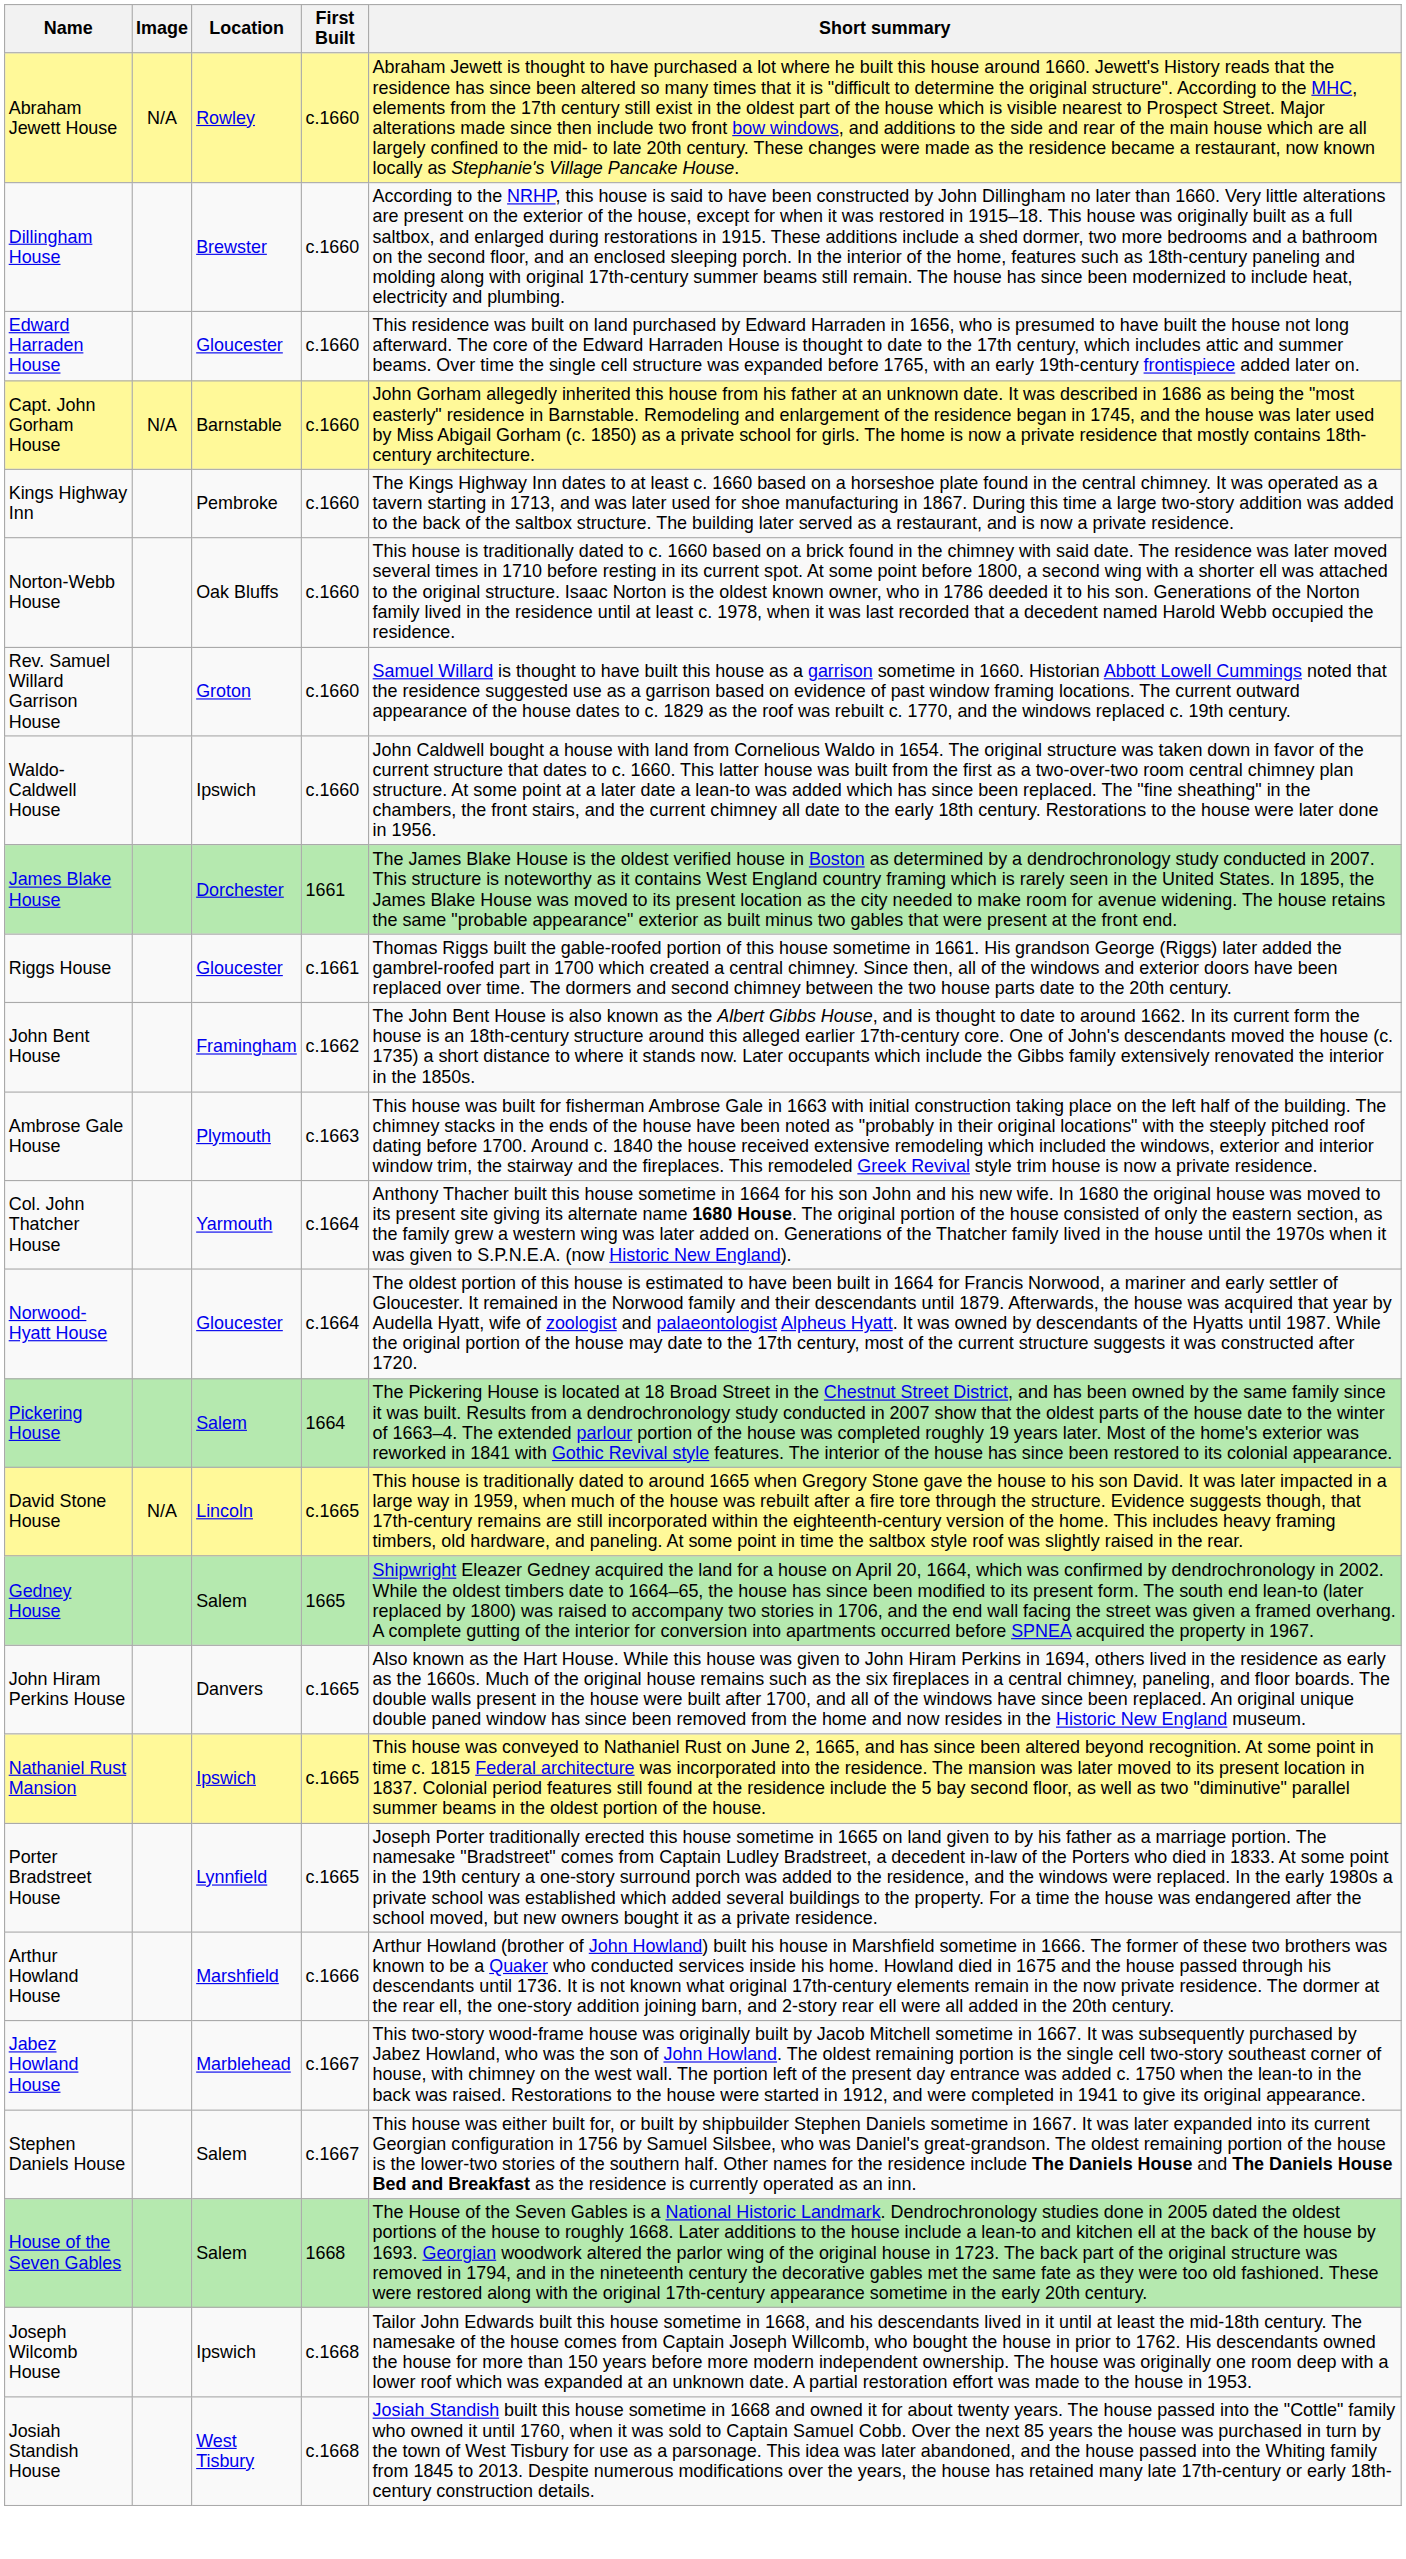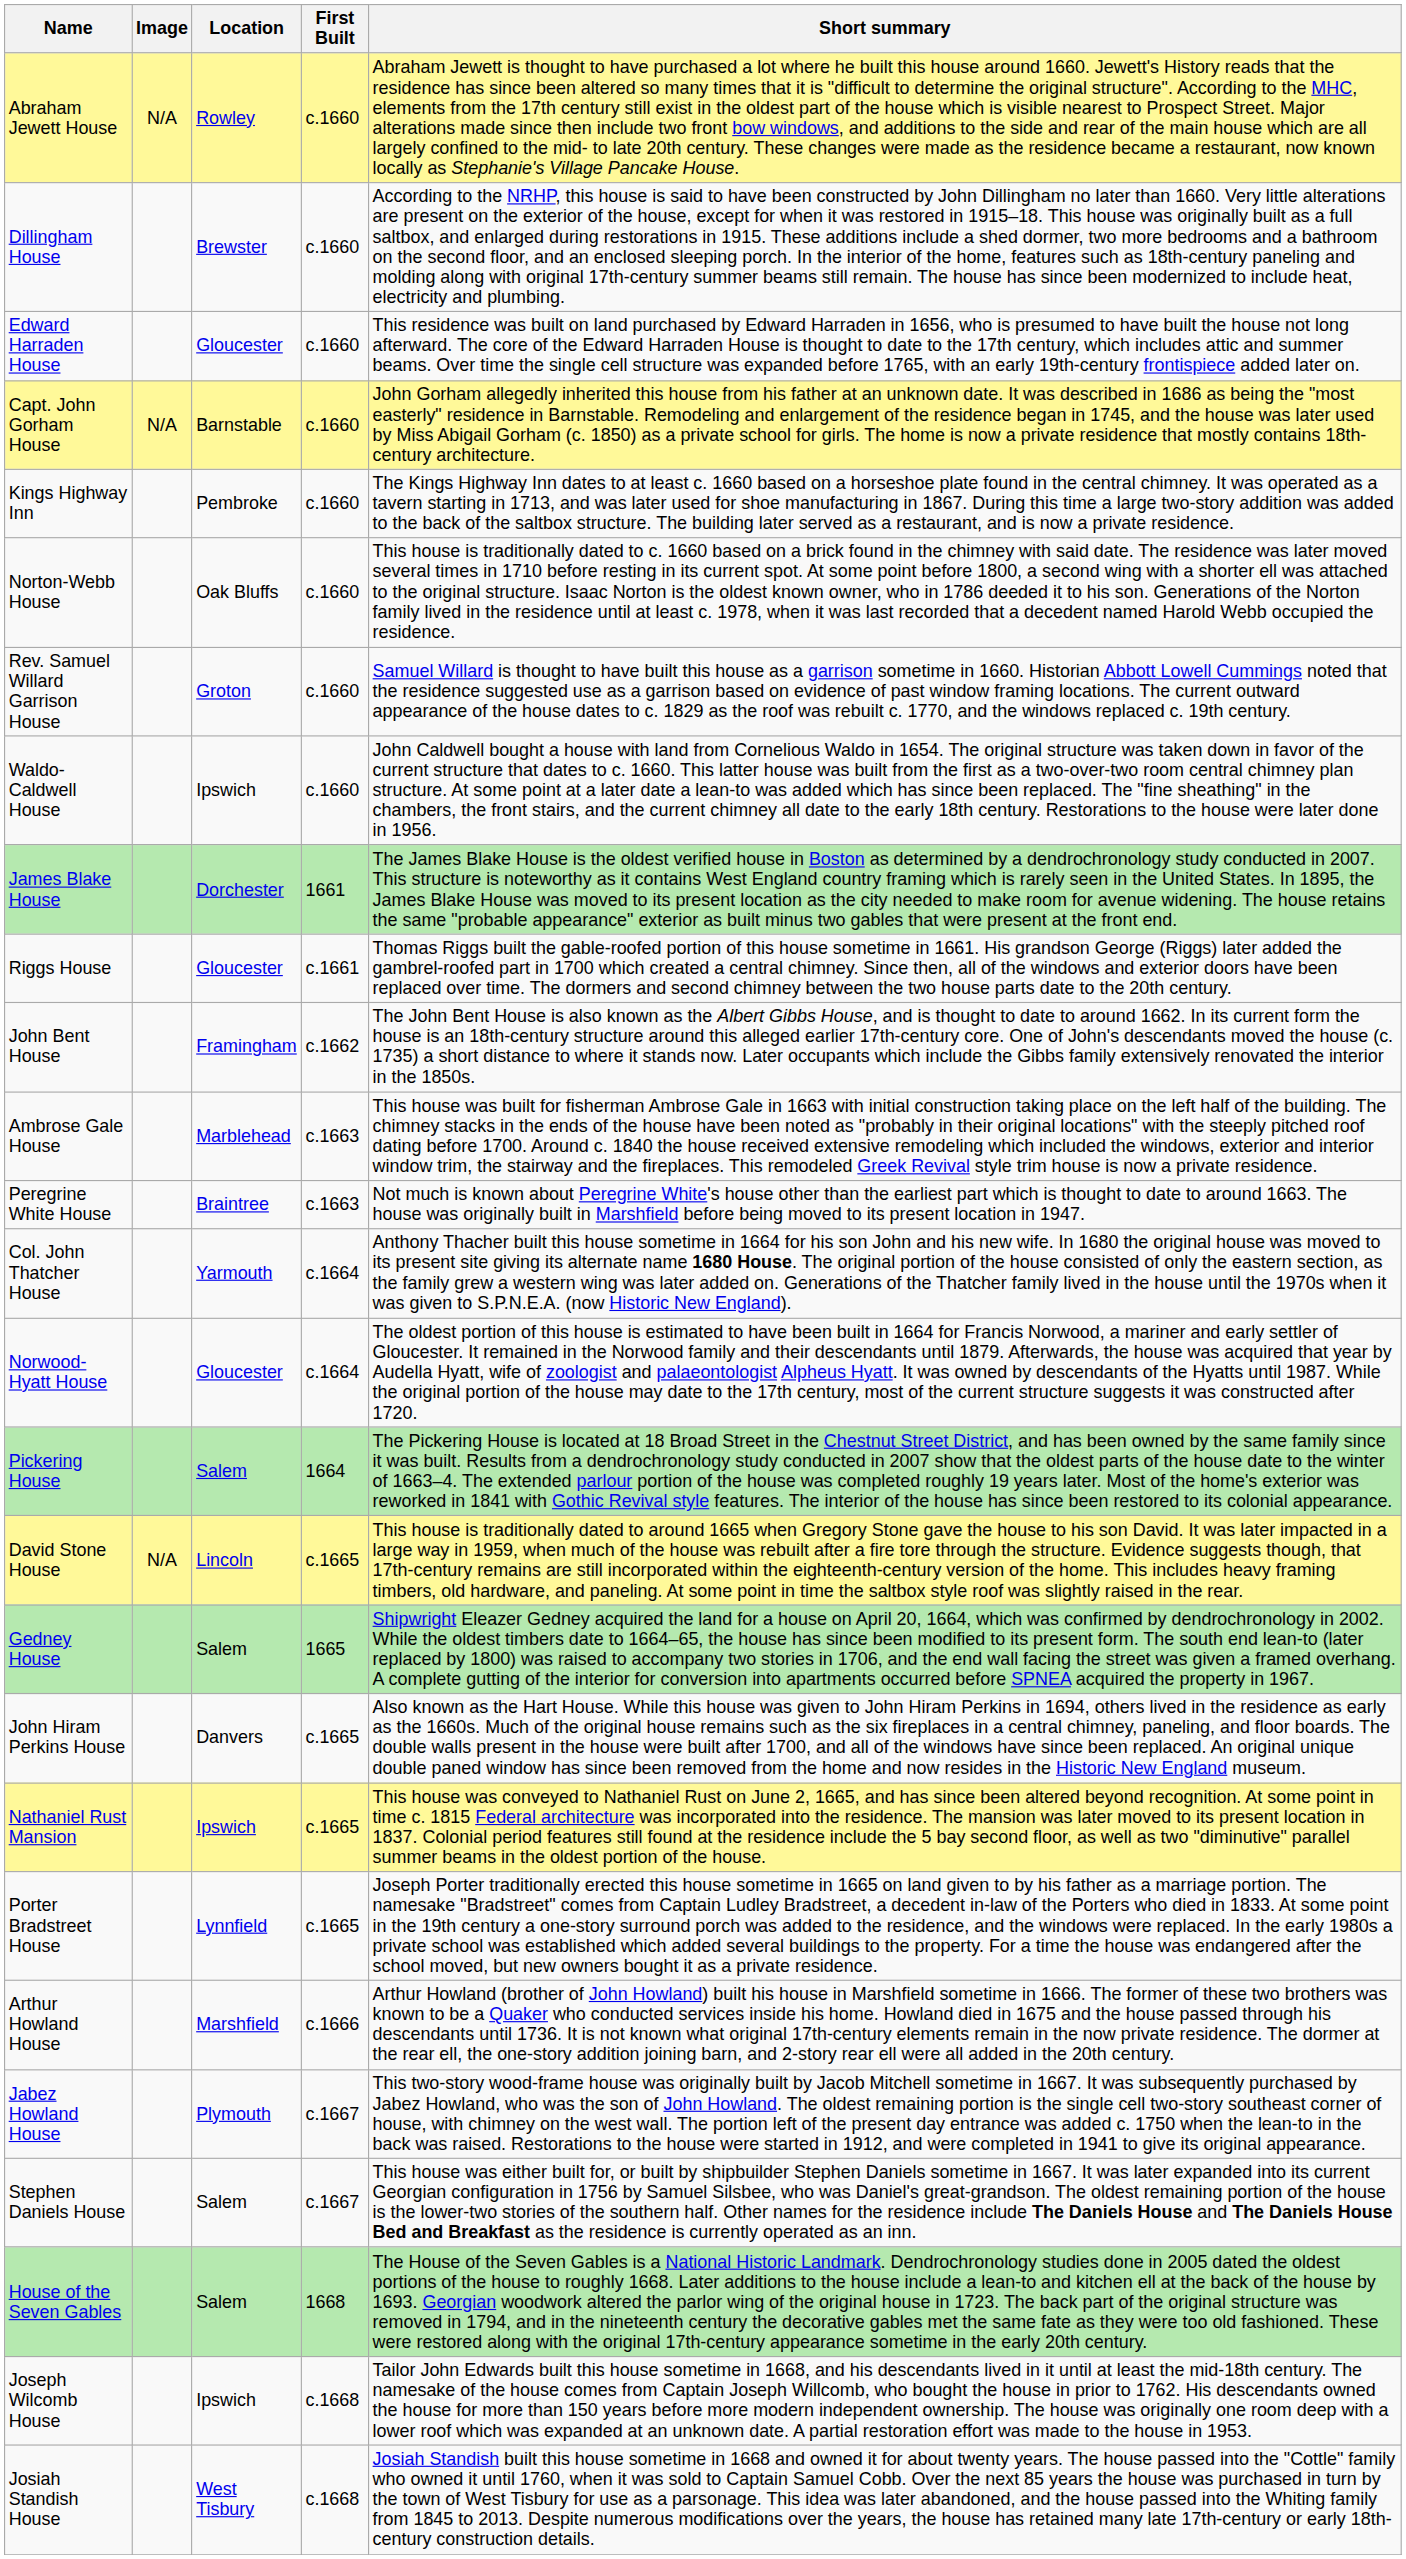(234, 1135) Plymouth -> (243, 1135) Marblehead
+ row: (60, 1204)
(243, 2065) Marblehead -> (234, 2113) Plymouth
